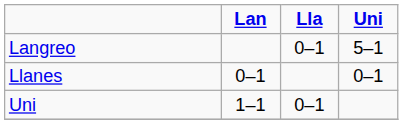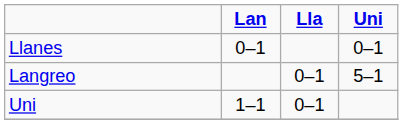rows swapped: (42, 48) <-> (36, 77)
